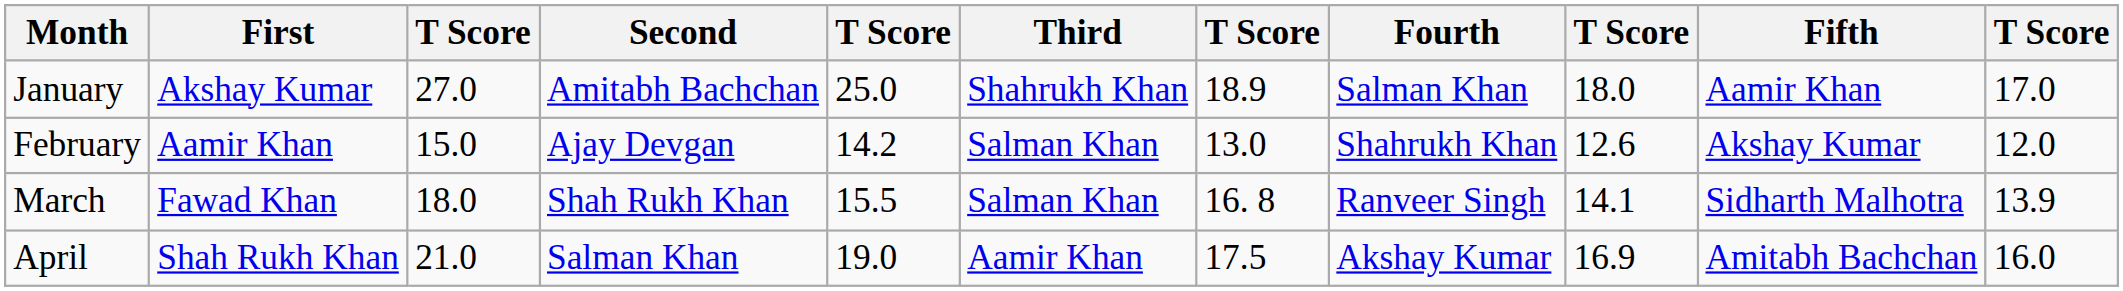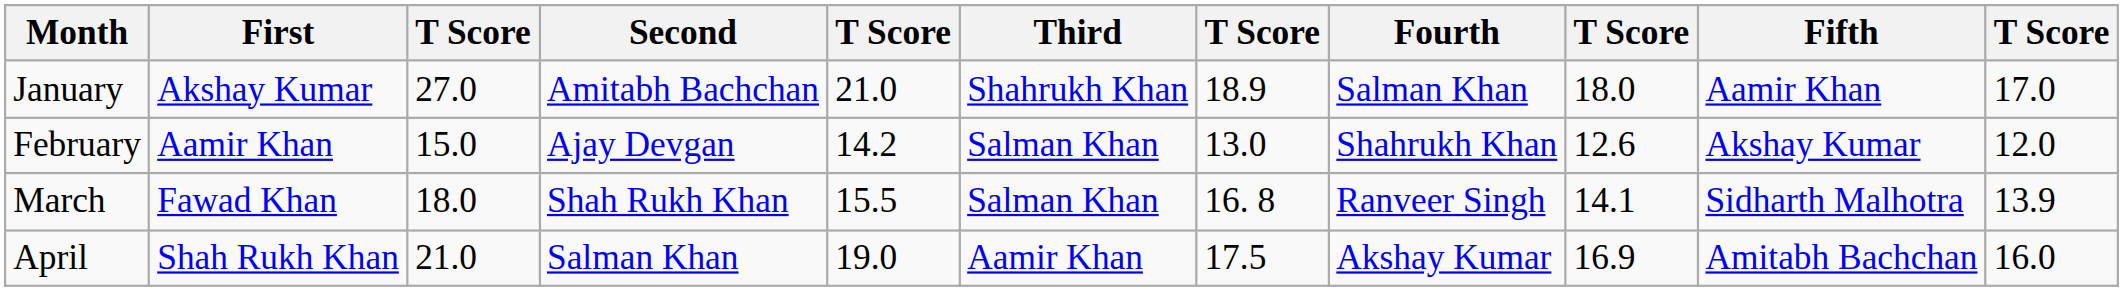(866, 88) 25.0 -> (866, 88) 21.0
